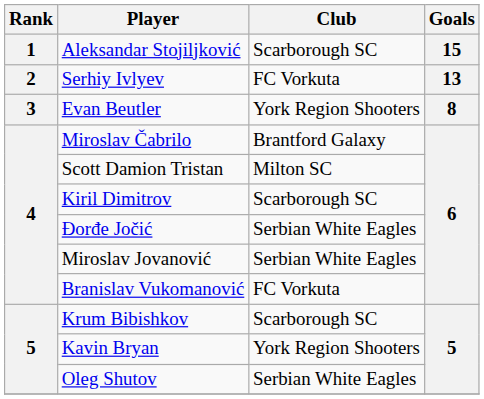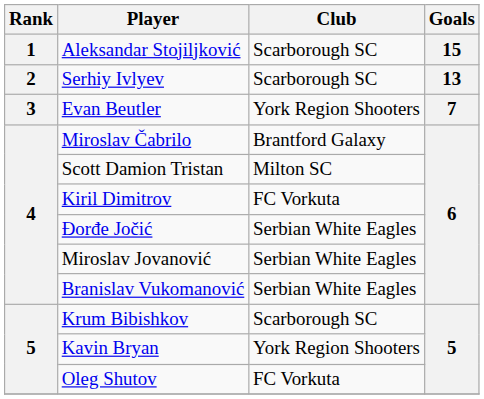(296, 79) FC Vorkuta -> (315, 79) Scarborough SC
(452, 109) 8 -> (452, 109) 7
(315, 199) Scarborough SC -> (296, 199) FC Vorkuta
(296, 288) FC Vorkuta -> (335, 288) Serbian White Eagles
(335, 378) Serbian White Eagles -> (296, 378) FC Vorkuta
